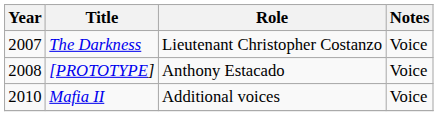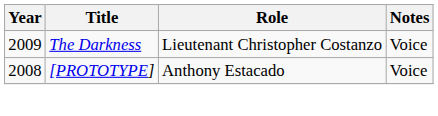(25, 44) 2007 -> (25, 44) 2009
- row: (77, 96)
